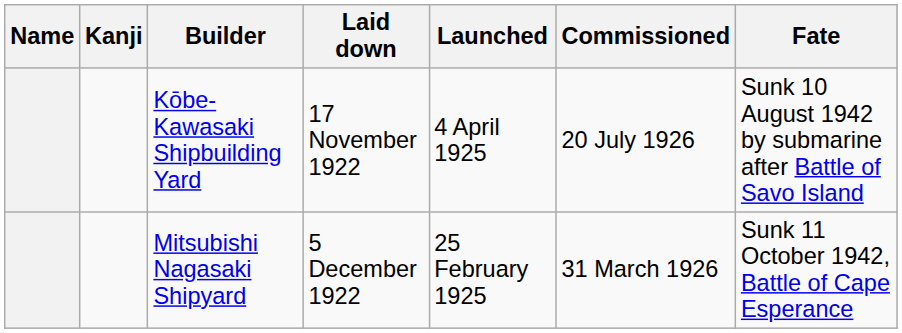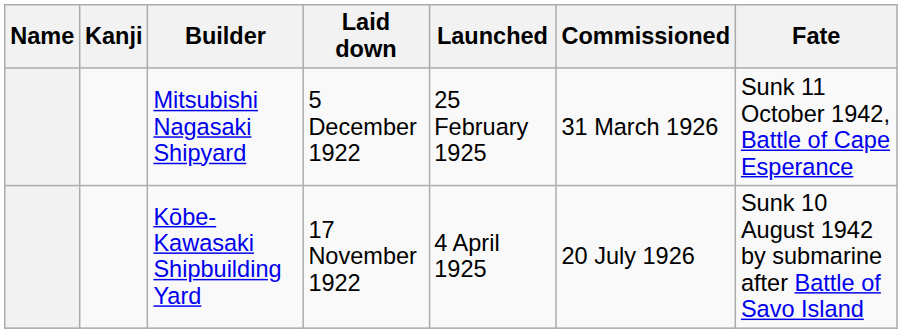rows swapped: (206, 269) <-> (217, 139)
